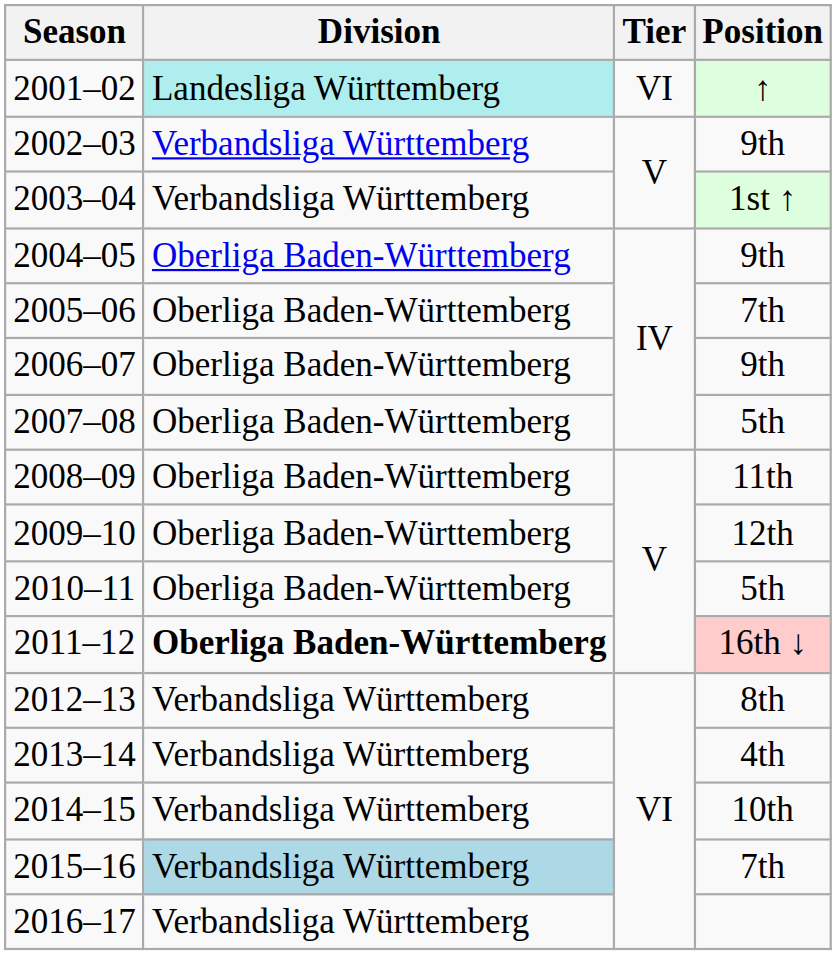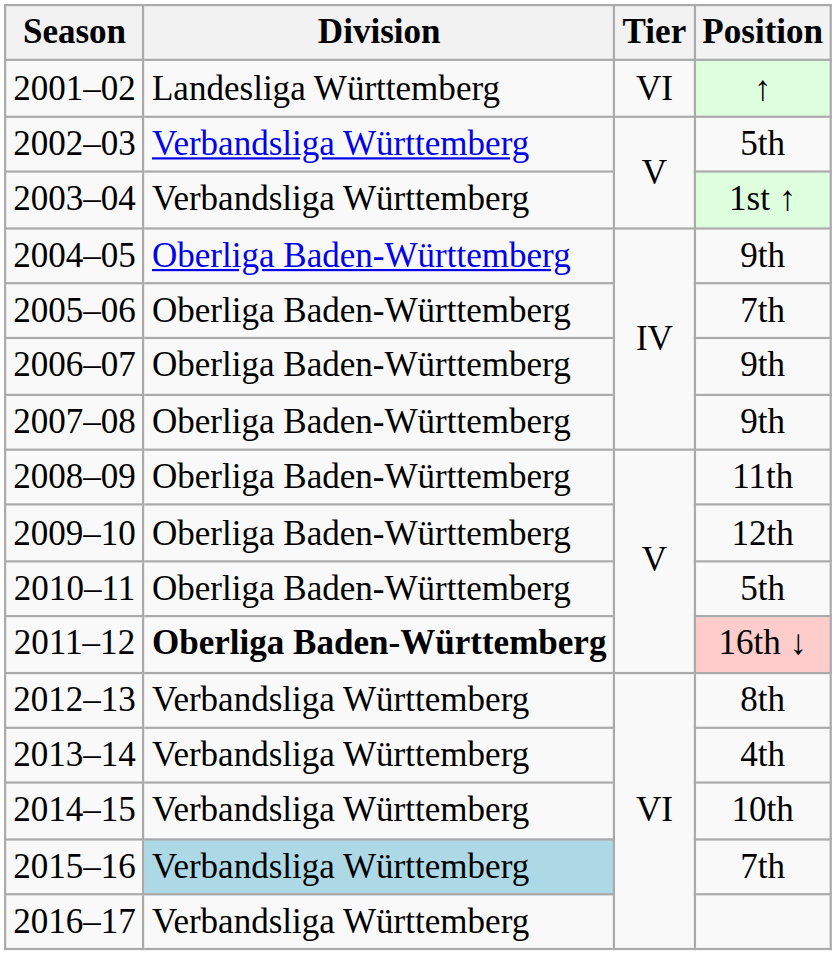(326, 87) paleturquoise background -> (326, 87) no background
(763, 143) 9th -> (763, 143) 5th
(763, 421) 5th -> (763, 421) 9th
